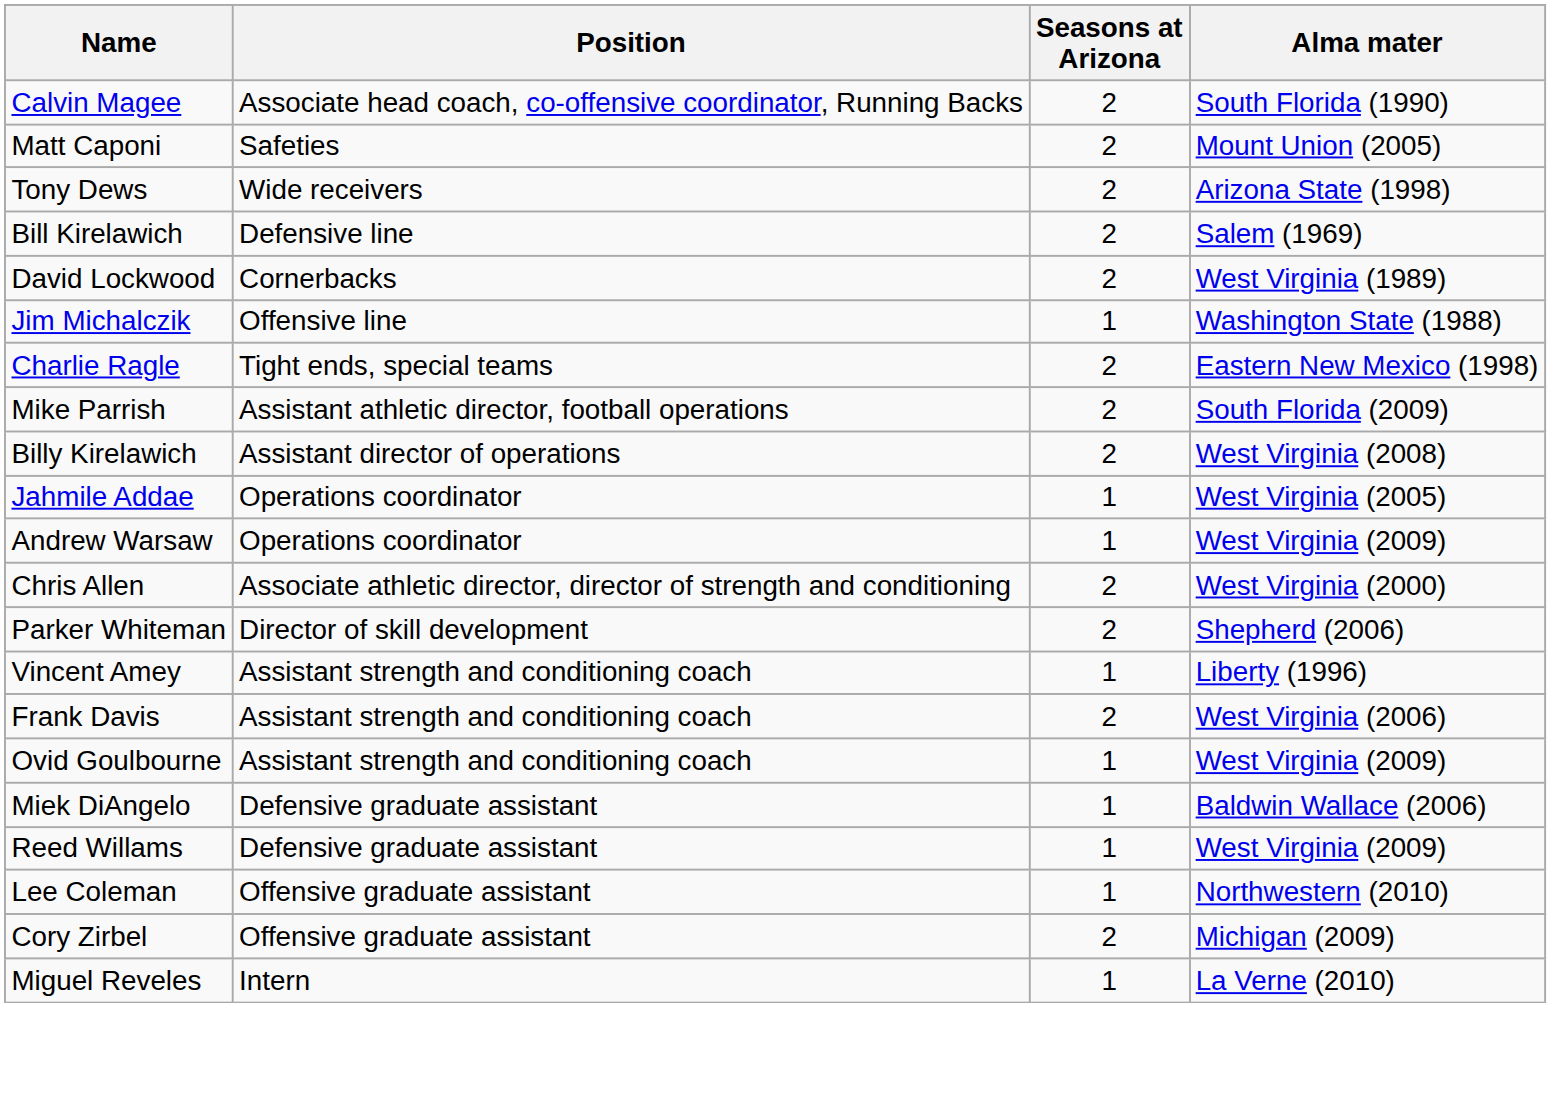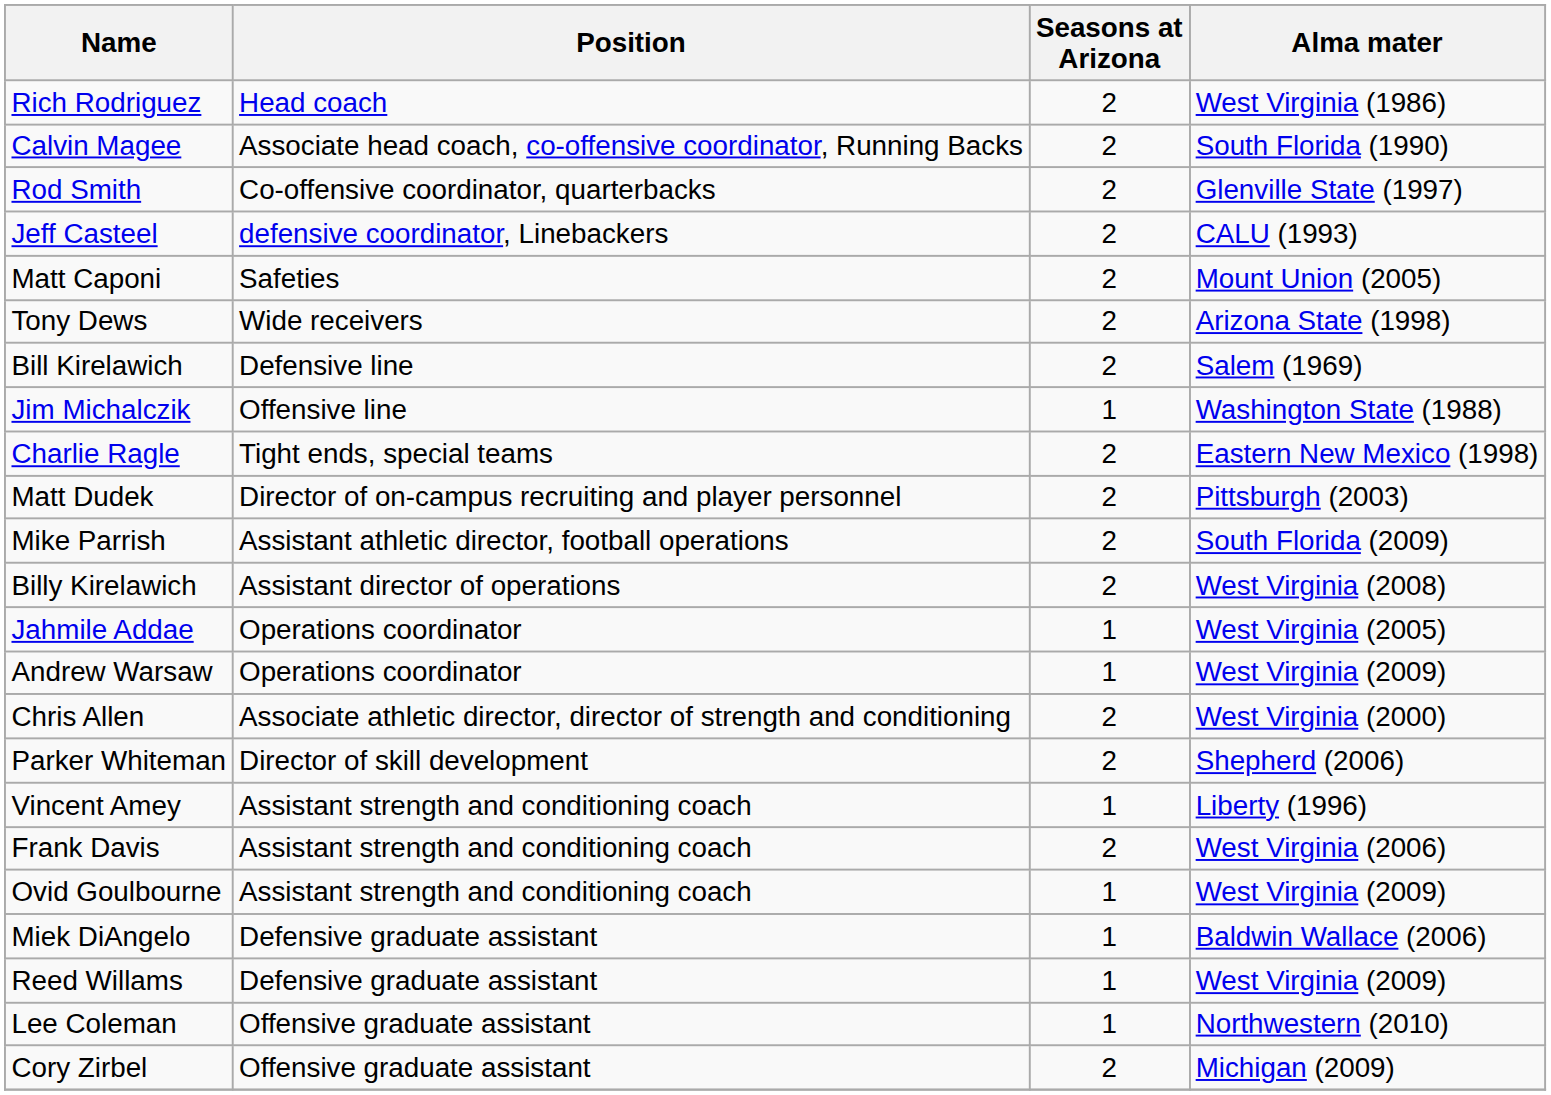+ row: (106, 102)
+ row: (76, 190)
+ row: (85, 234)
- row: (113, 278)
+ row: (82, 497)
- row: (106, 980)
